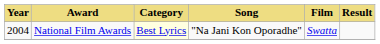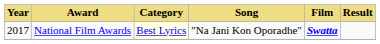(18, 30) 2004 -> (18, 30) 2017
(322, 30) normal -> (322, 30) bold
